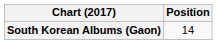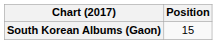(188, 30) 14 -> (188, 30) 15
